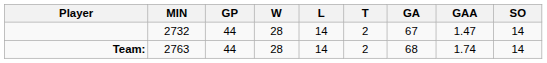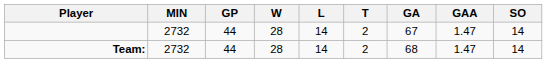(177, 49) 2763 -> (177, 49) 2732
(465, 49) 1.74 -> (465, 49) 1.47
